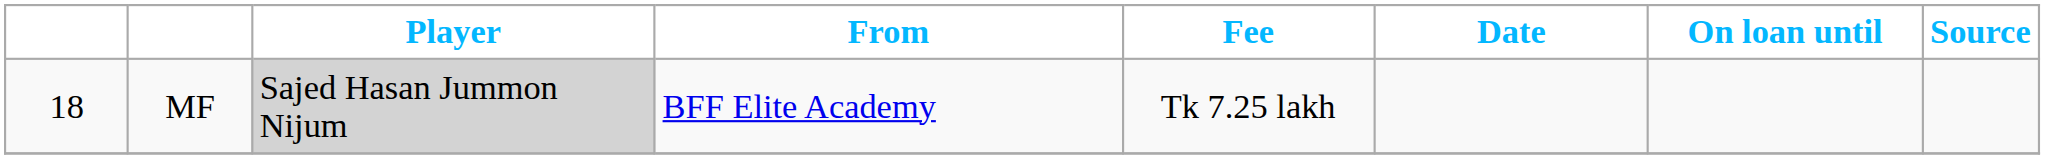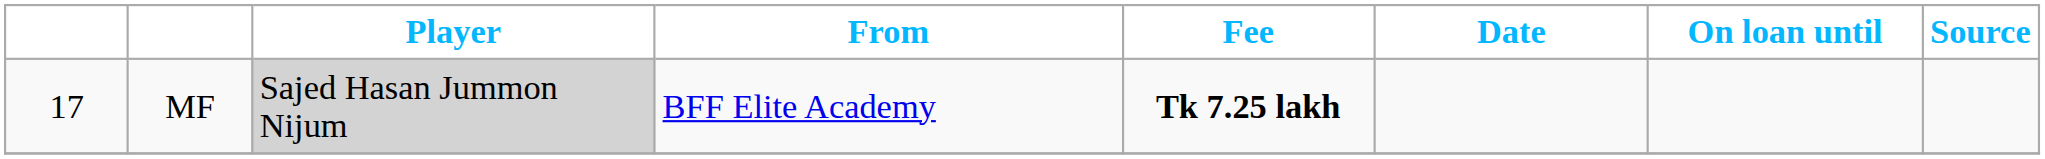(67, 105) 18 -> (67, 105) 17
(1248, 105) normal -> (1248, 105) bold
